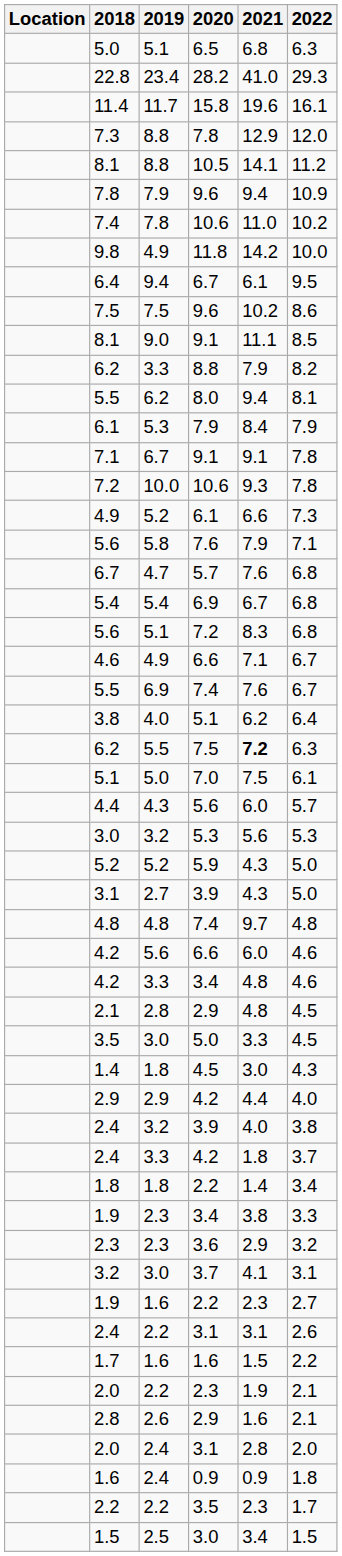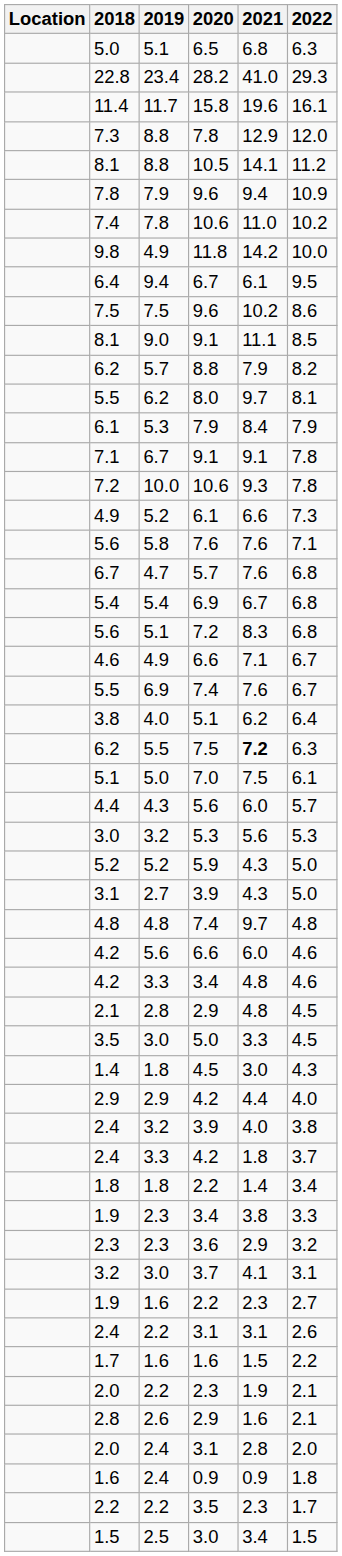(156, 369) 3.3 -> (156, 369) 5.7
(255, 398) 9.4 -> (255, 398) 9.7
(255, 544) 7.9 -> (255, 544) 7.6
